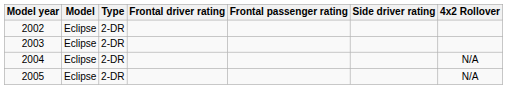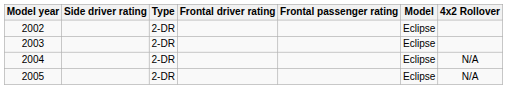columns swapped: (80, 12) <-> (394, 12)
